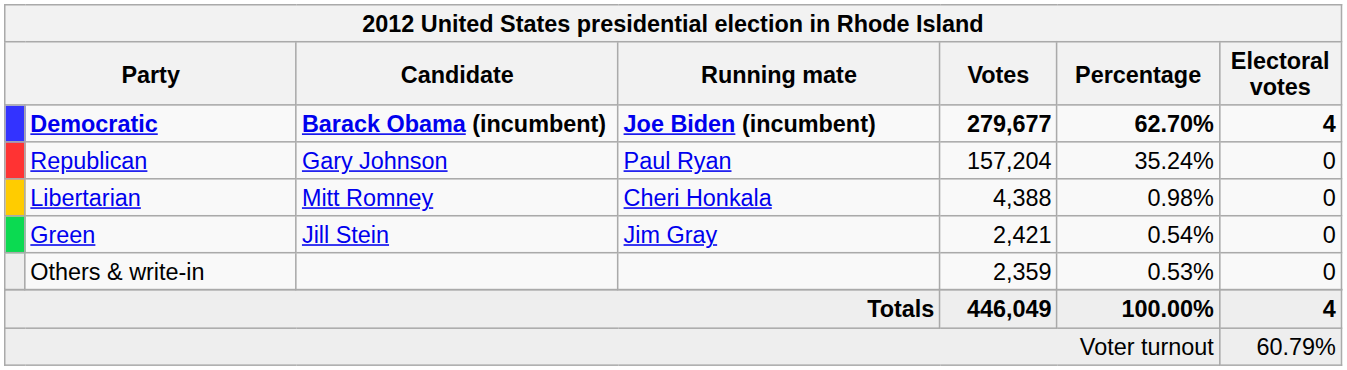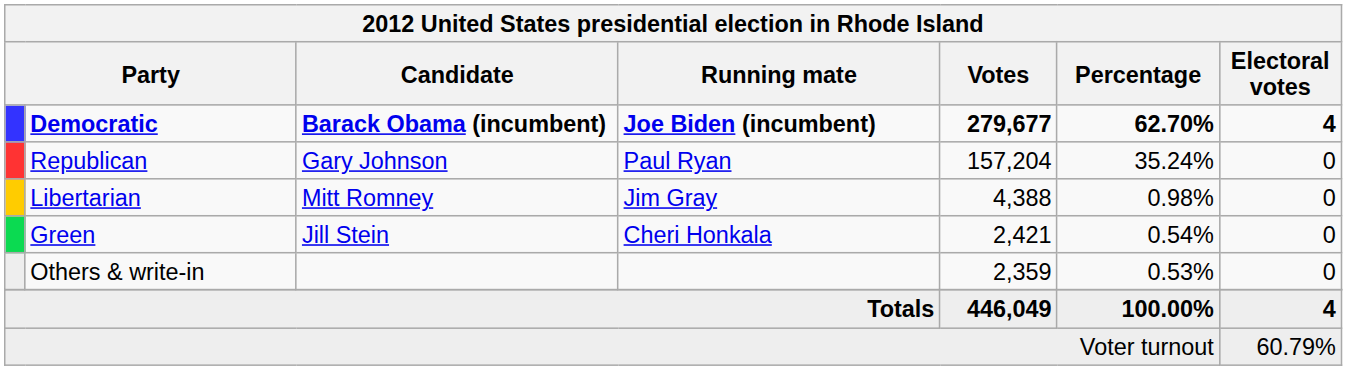(698, 198) Cheri Honkala -> (670, 198) Jim Gray
(670, 235) Jim Gray -> (698, 235) Cheri Honkala
